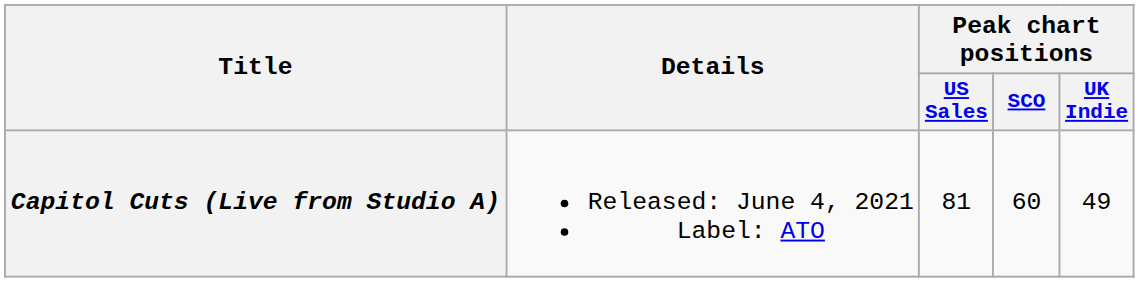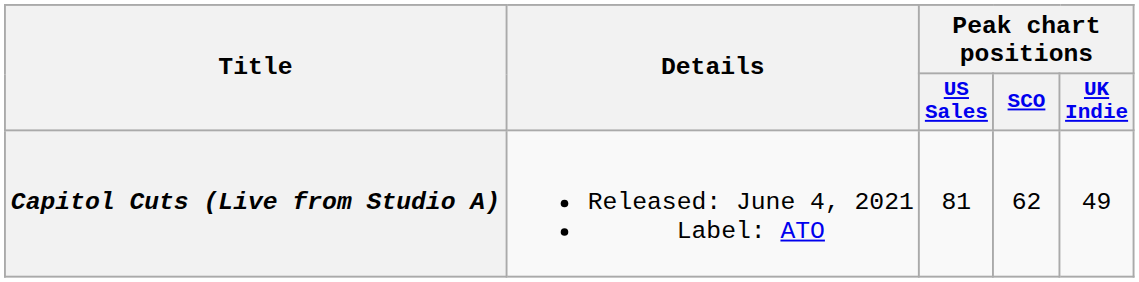(1026, 203) 60 -> (1026, 203) 62
